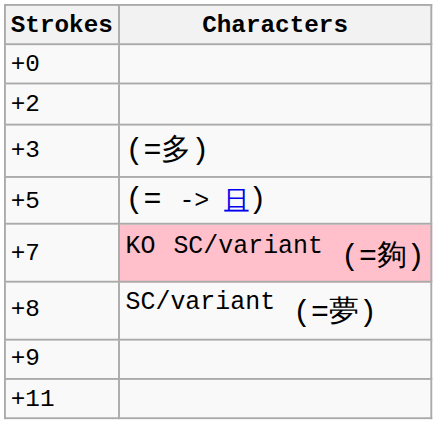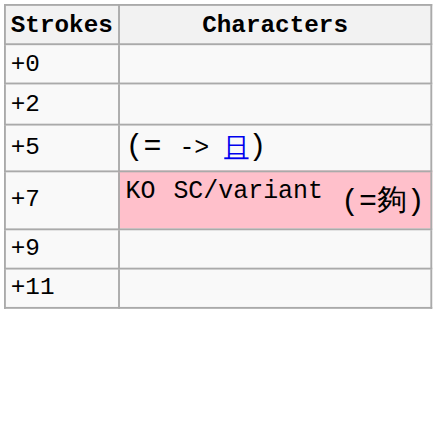- row: (25, 150)
- row: (25, 310)
